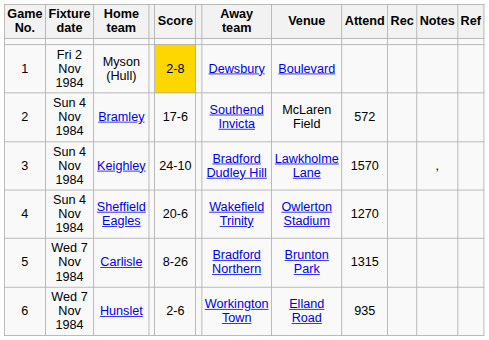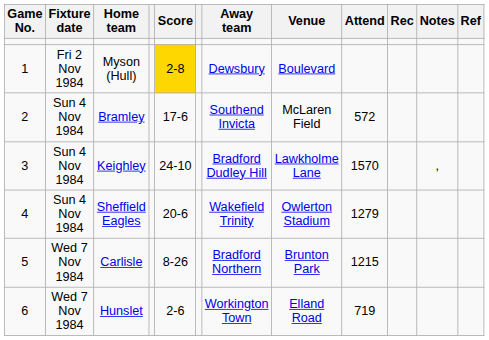(365, 214) 1270 -> (365, 214) 1279
(365, 262) 1315 -> (365, 262) 1215
(365, 311) 935 -> (365, 311) 719
